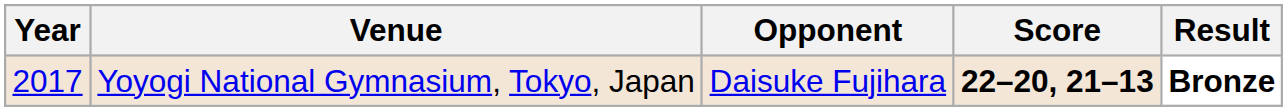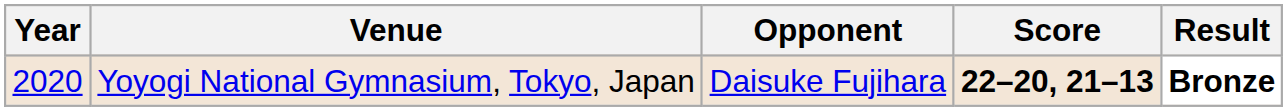(48, 80) 2017 -> (48, 80) 2020
